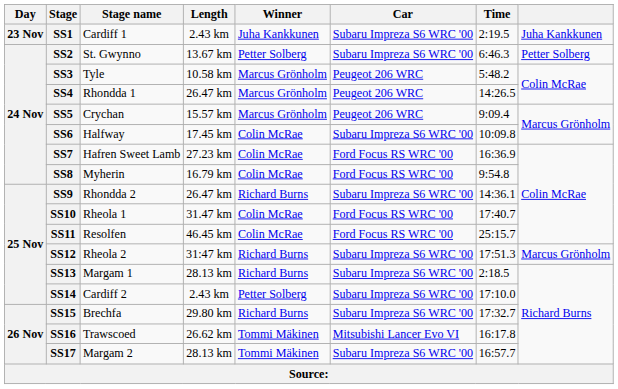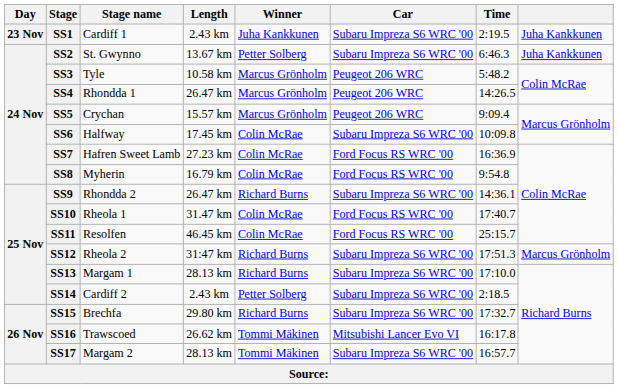(556, 54) Petter Solberg -> (562, 54) Juha Kankkunen
(494, 273) 2:18.5 -> (497, 273) 17:10.0
(497, 293) 17:10.0 -> (494, 293) 2:18.5
